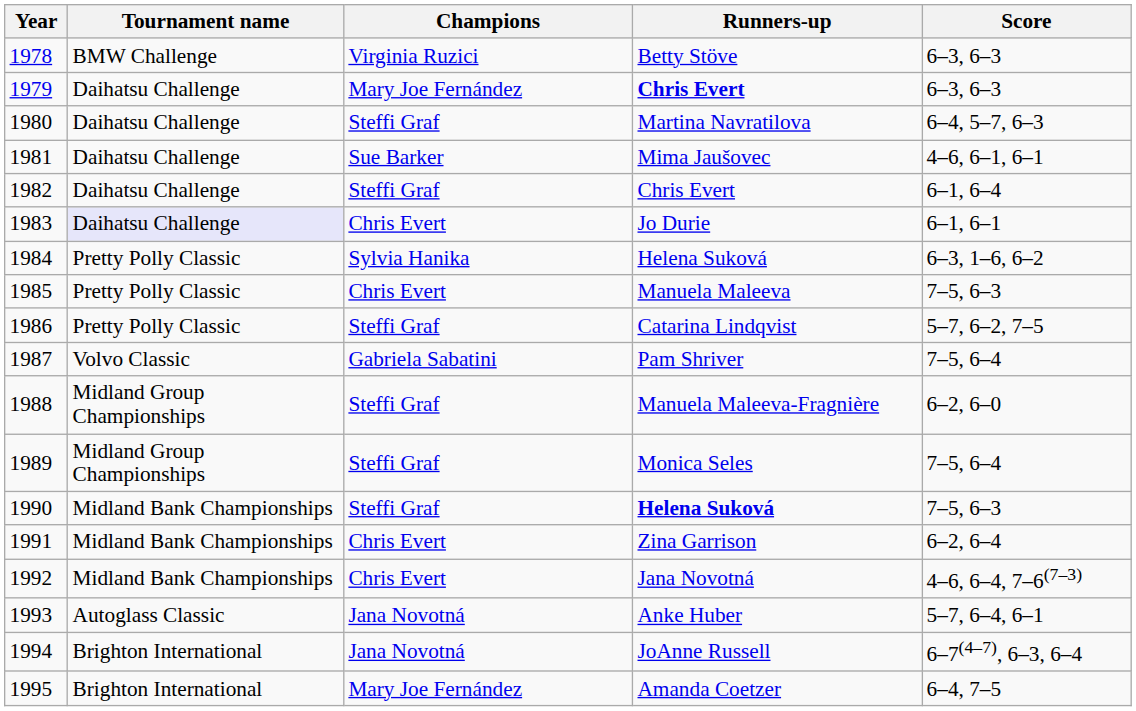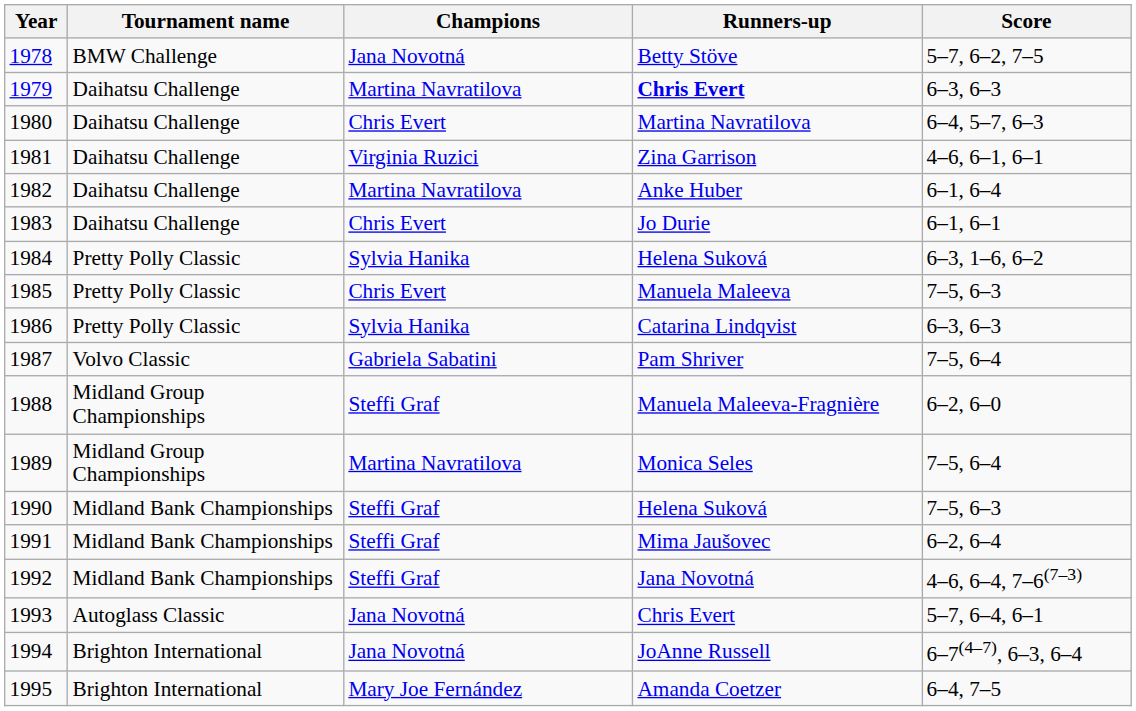(413, 55) Virginia Ruzici -> (407, 55) Jana Novotná
(964, 55) 6–3, 6–3 -> (985, 55) 5–7, 6–2, 7–5
(435, 88) Mary Joe Fernández -> (435, 88) Martina Navratilova
(394, 122) Steffi Graf -> (397, 122) Chris Evert
(396, 156) Sue Barker -> (413, 156) Virginia Ruzici
(704, 156) Mima Jaušovec -> (697, 156) Zina Garrison
(394, 190) Steffi Graf -> (435, 190) Martina Navratilova
(686, 190) Chris Evert -> (690, 190) Anke Huber
(156, 223) lavender background -> (156, 223) no background
(394, 325) Steffi Graf -> (409, 325) Sylvia Hanika
(985, 325) 5–7, 6–2, 7–5 -> (964, 325) 6–3, 6–3
(394, 462) Steffi Graf -> (435, 462) Martina Navratilova
(706, 507) bold -> (702, 507) normal
(397, 541) Chris Evert -> (394, 541) Steffi Graf
(697, 541) Zina Garrison -> (704, 541) Mima Jaušovec
(397, 578) Chris Evert -> (394, 578) Steffi Graf
(690, 614) Anke Huber -> (686, 614) Chris Evert
